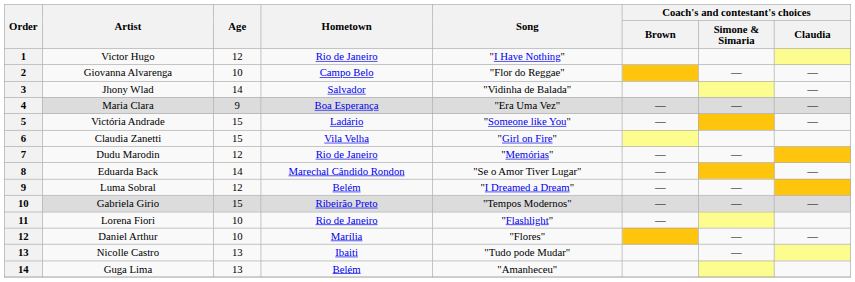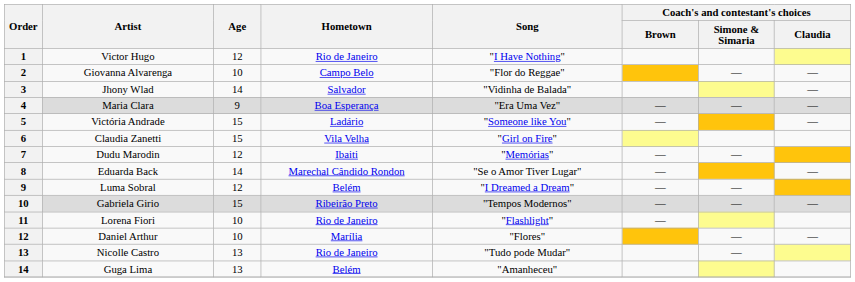(347, 155) Rio de Janeiro -> (347, 155) Ibaiti
(347, 253) Ibaiti -> (347, 253) Rio de Janeiro
